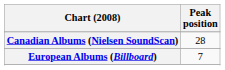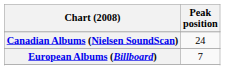(200, 40) 28 -> (200, 40) 24
